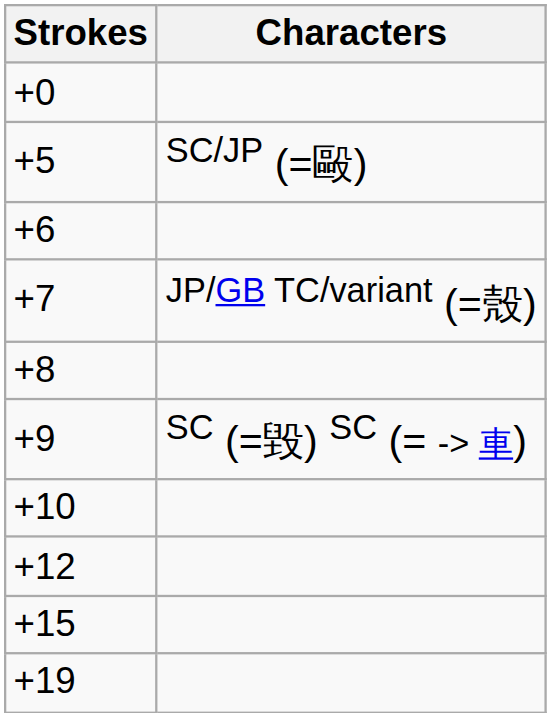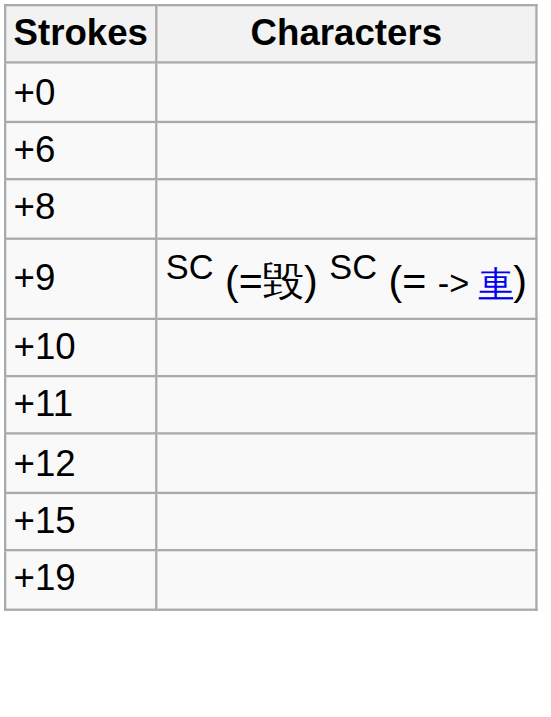- row: (34, 161)
- row: (34, 299)
+ row: (43, 404)
